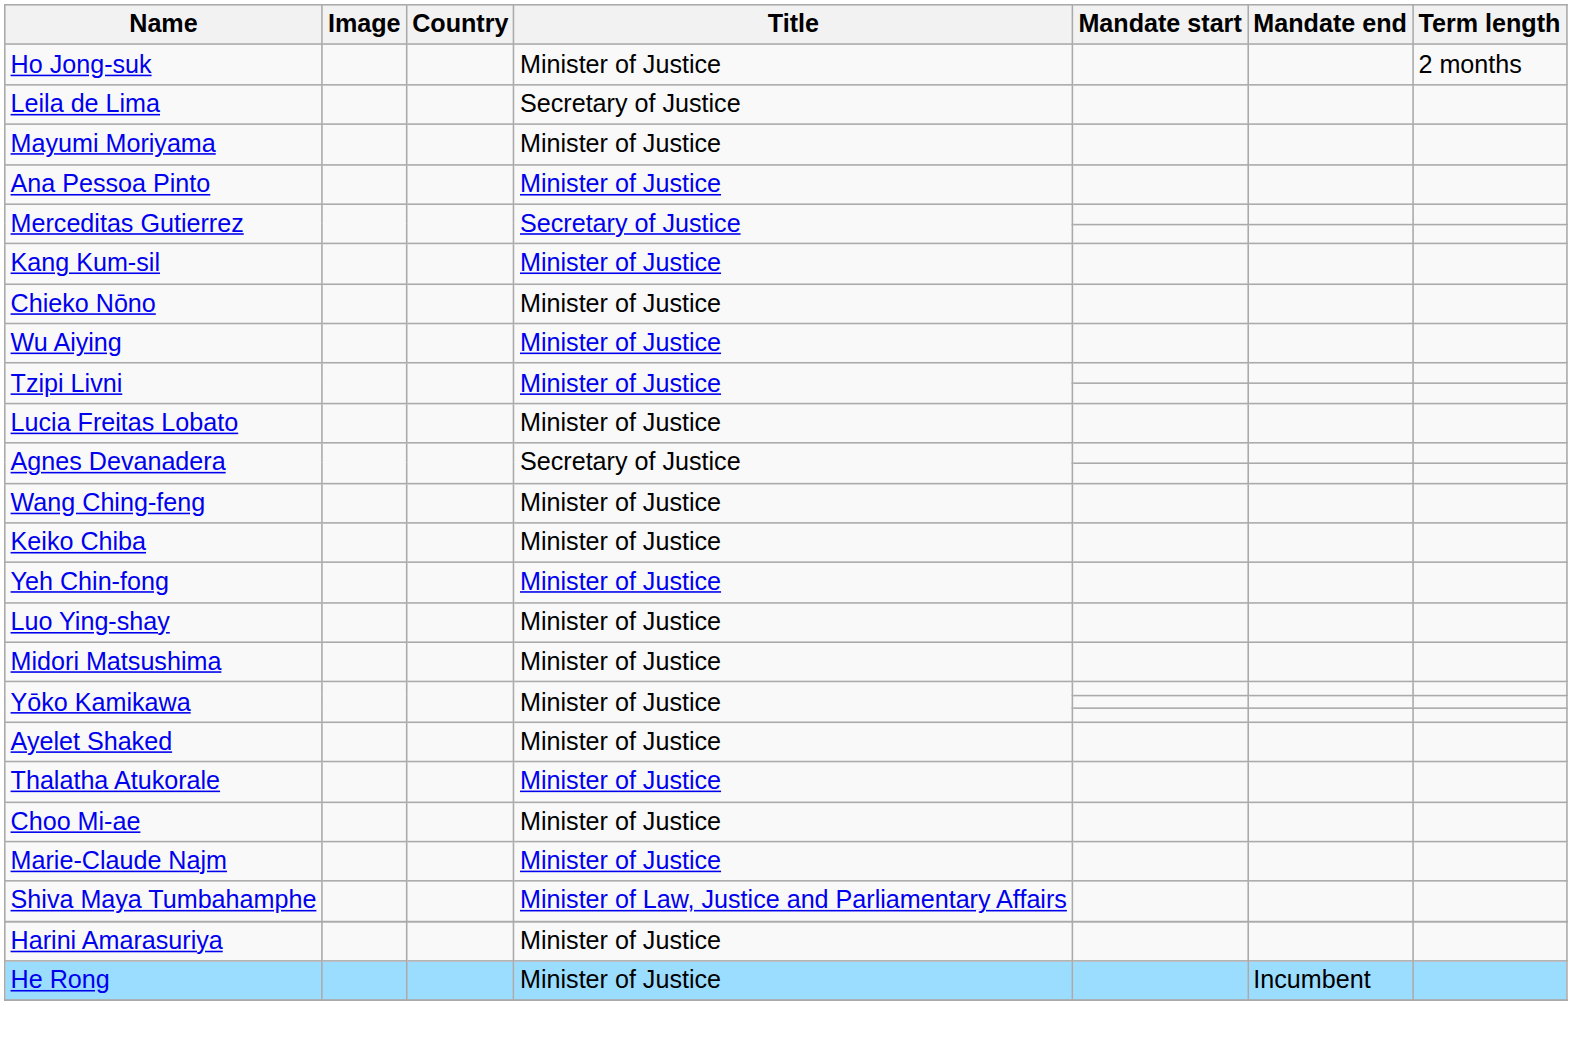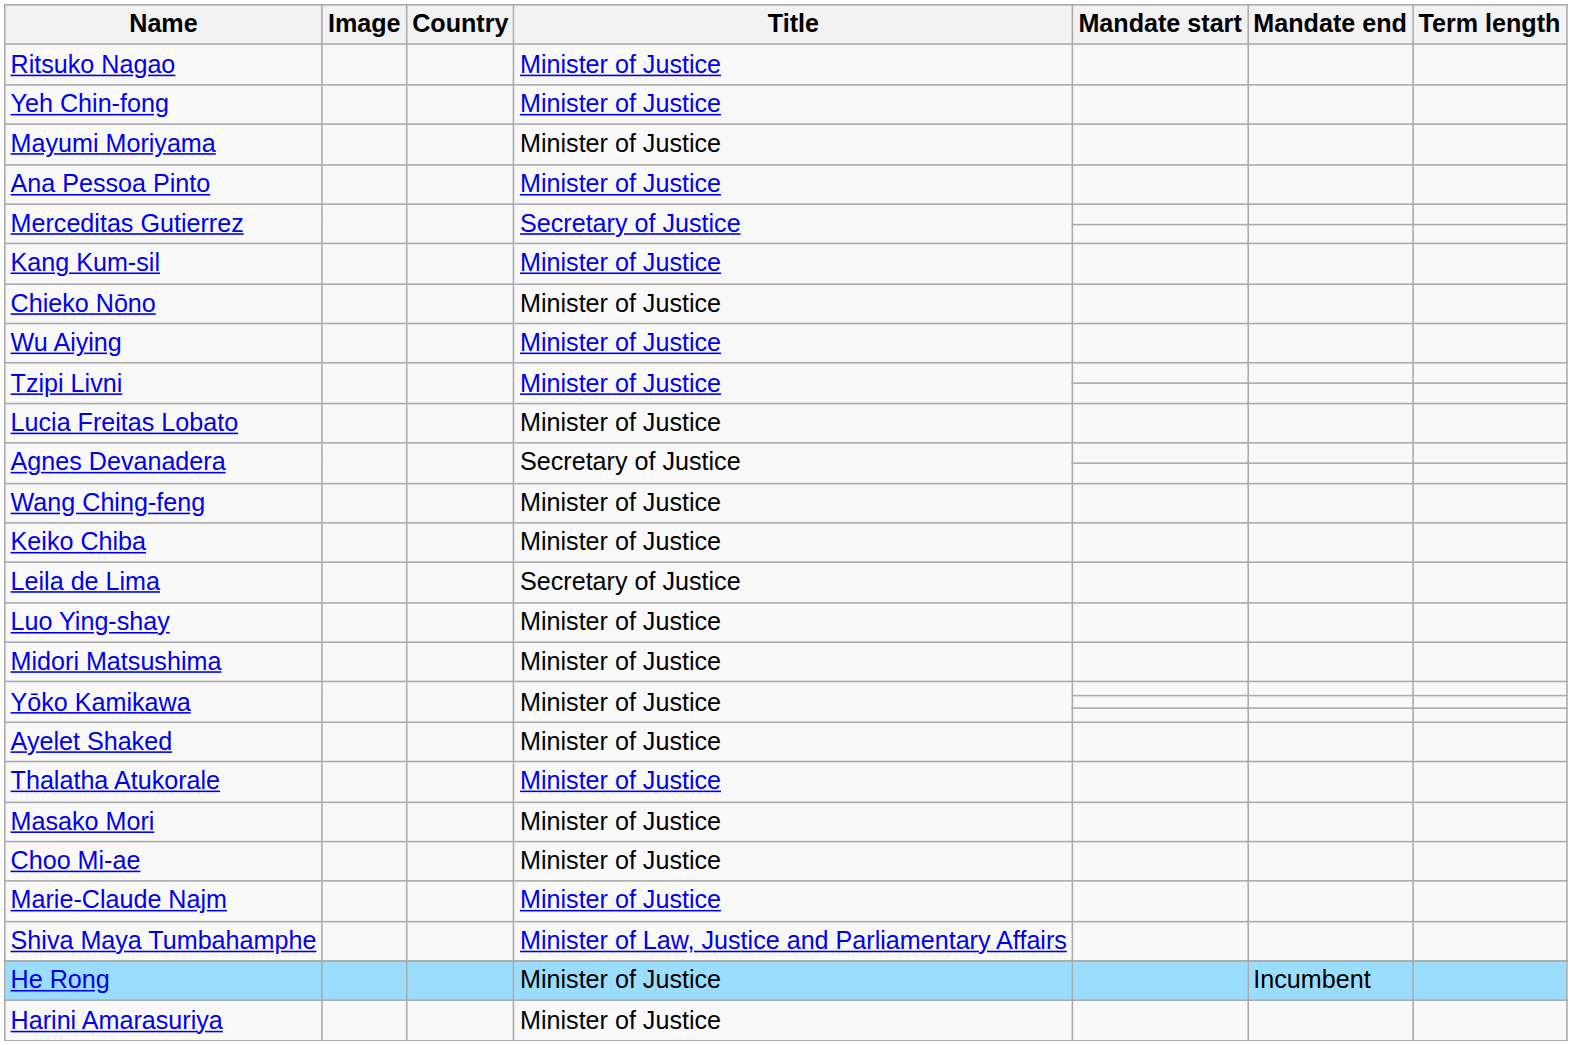- row: (81, 64)
+ row: (93, 64)
rows swapped: (90, 582) <-> (85, 104)
+ row: (82, 821)
rows swapped: (60, 980) <-> (117, 940)
